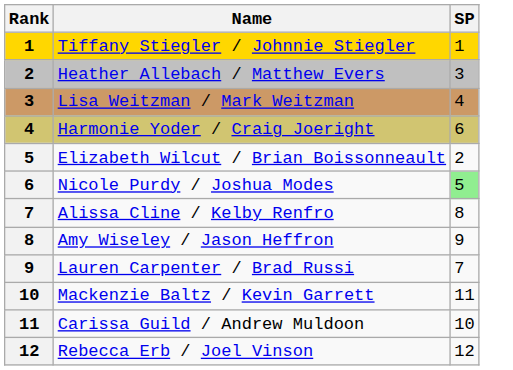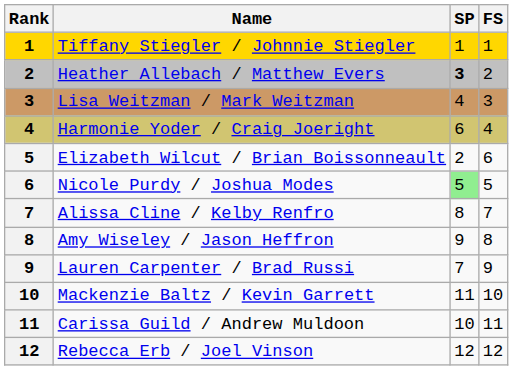+ column: (493, 19)
(459, 74) normal -> (459, 74) bold
